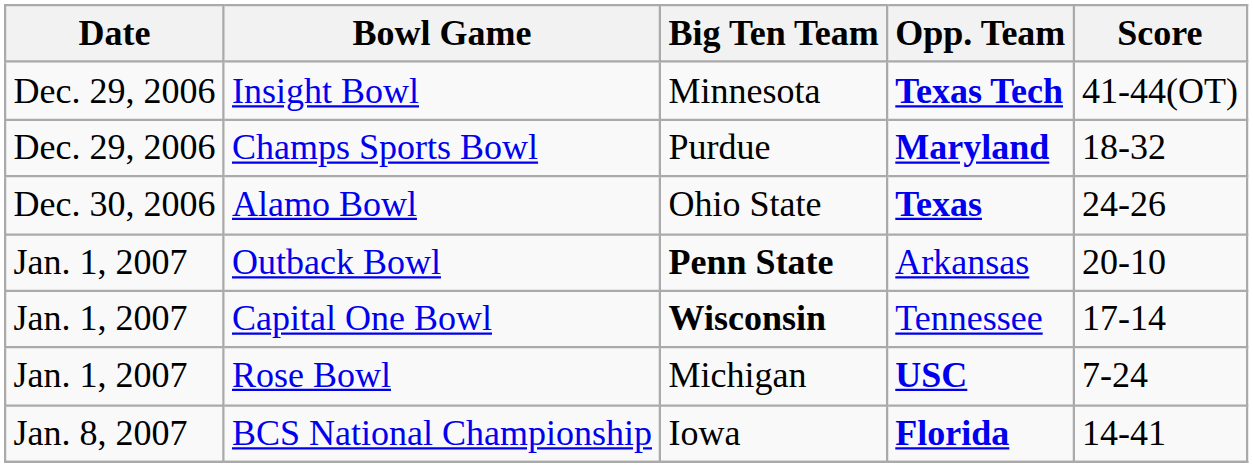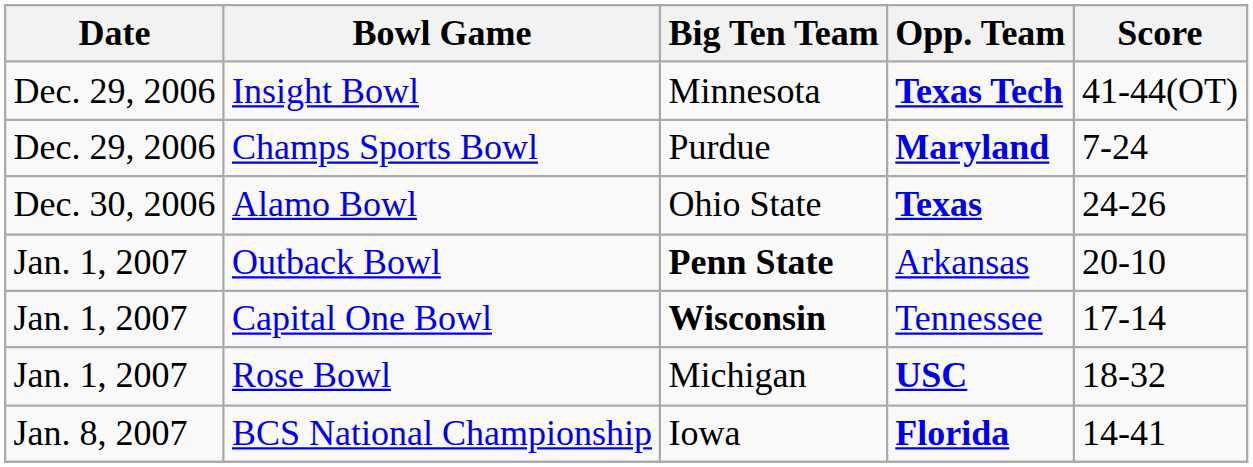(1124, 147) 18-32 -> (1115, 147) 7-24
(1115, 375) 7-24 -> (1124, 375) 18-32
